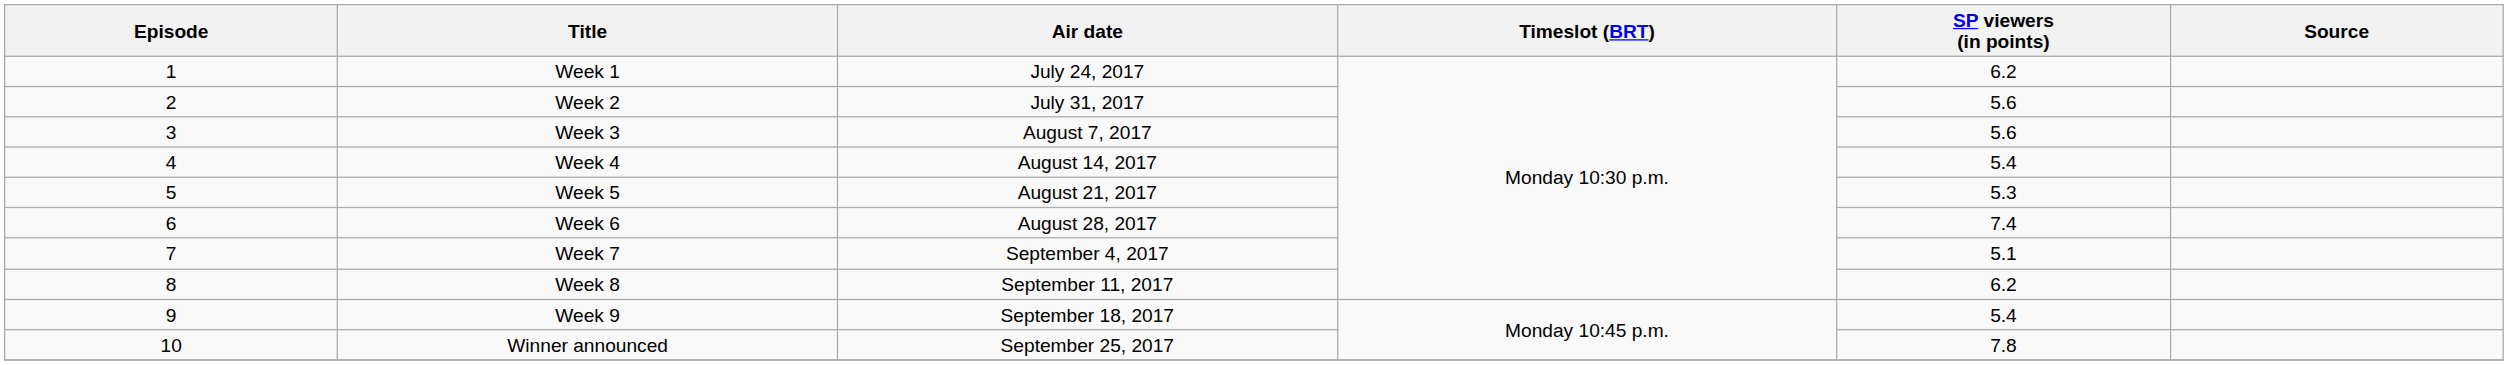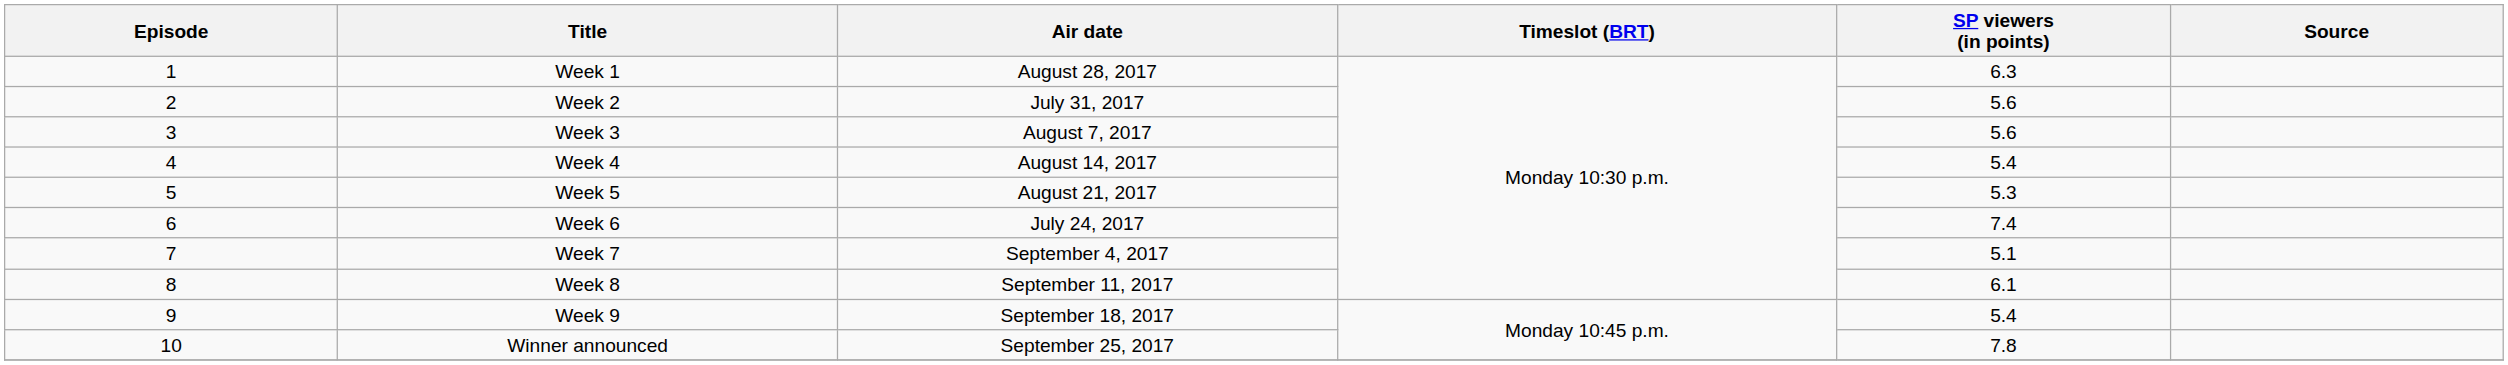(1087, 72) July 24, 2017 -> (1087, 72) August 28, 2017
(2003, 72) 6.2 -> (2003, 72) 6.3
(1087, 223) August 28, 2017 -> (1087, 223) July 24, 2017
(2003, 284) 6.2 -> (2003, 284) 6.1
